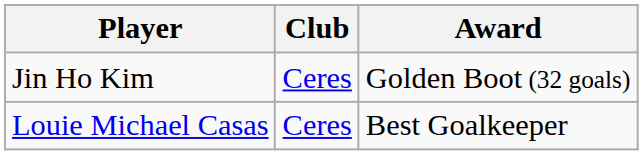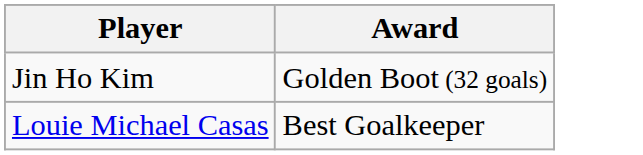- column: (317, 28)
